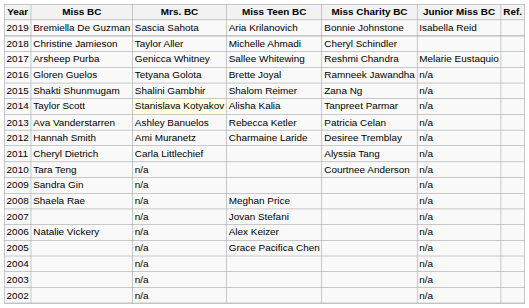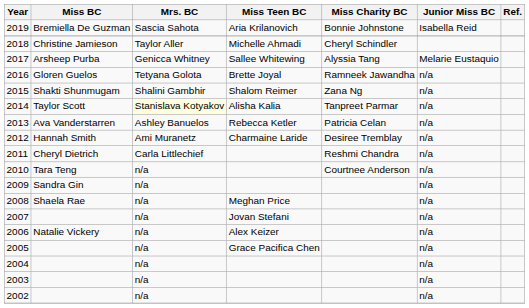(362, 59) Reshmi Chandra -> (352, 59) Alyssia Tang
(352, 153) Alyssia Tang -> (362, 153) Reshmi Chandra
